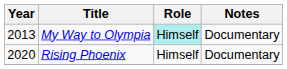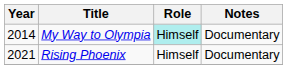(21, 34) 2013 -> (21, 34) 2014
(21, 54) 2020 -> (21, 54) 2021
